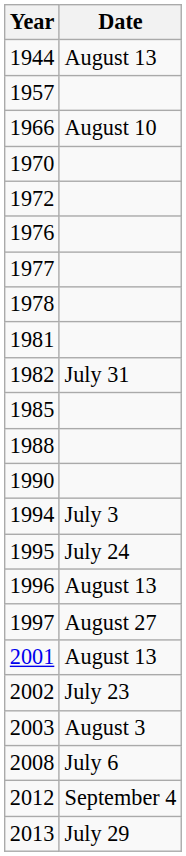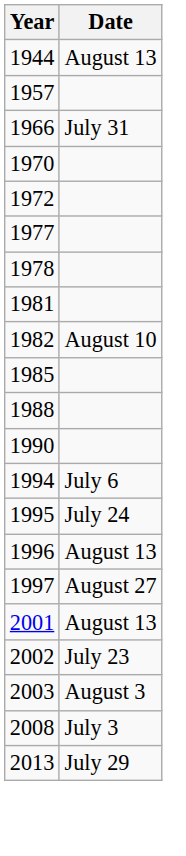(111, 127) August 10 -> (97, 127) July 31
- row: (32, 233)
(97, 374) July 31 -> (111, 339) August 10
(91, 515) July 3 -> (91, 480) July 6
(91, 762) July 6 -> (91, 727) July 3
- row: (32, 798)
